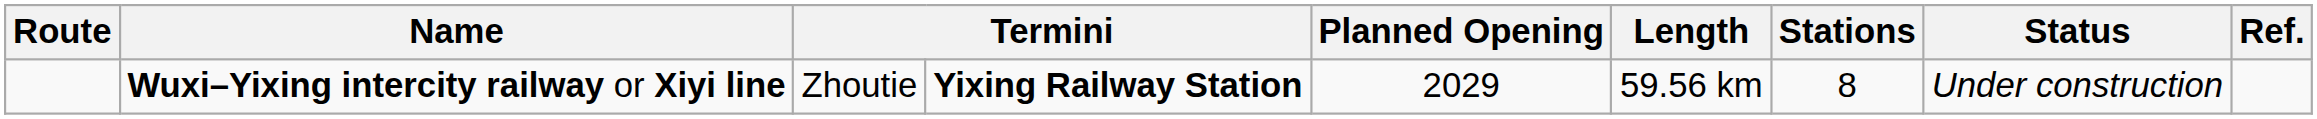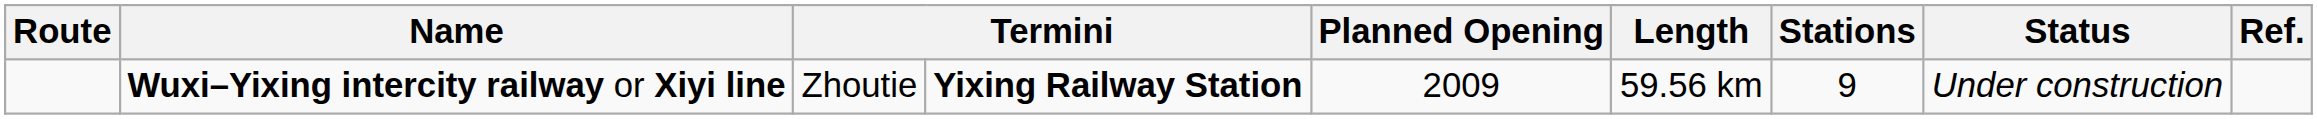(1461, 84) 2029 -> (1461, 84) 2009
(1847, 84) 8 -> (1847, 84) 9
